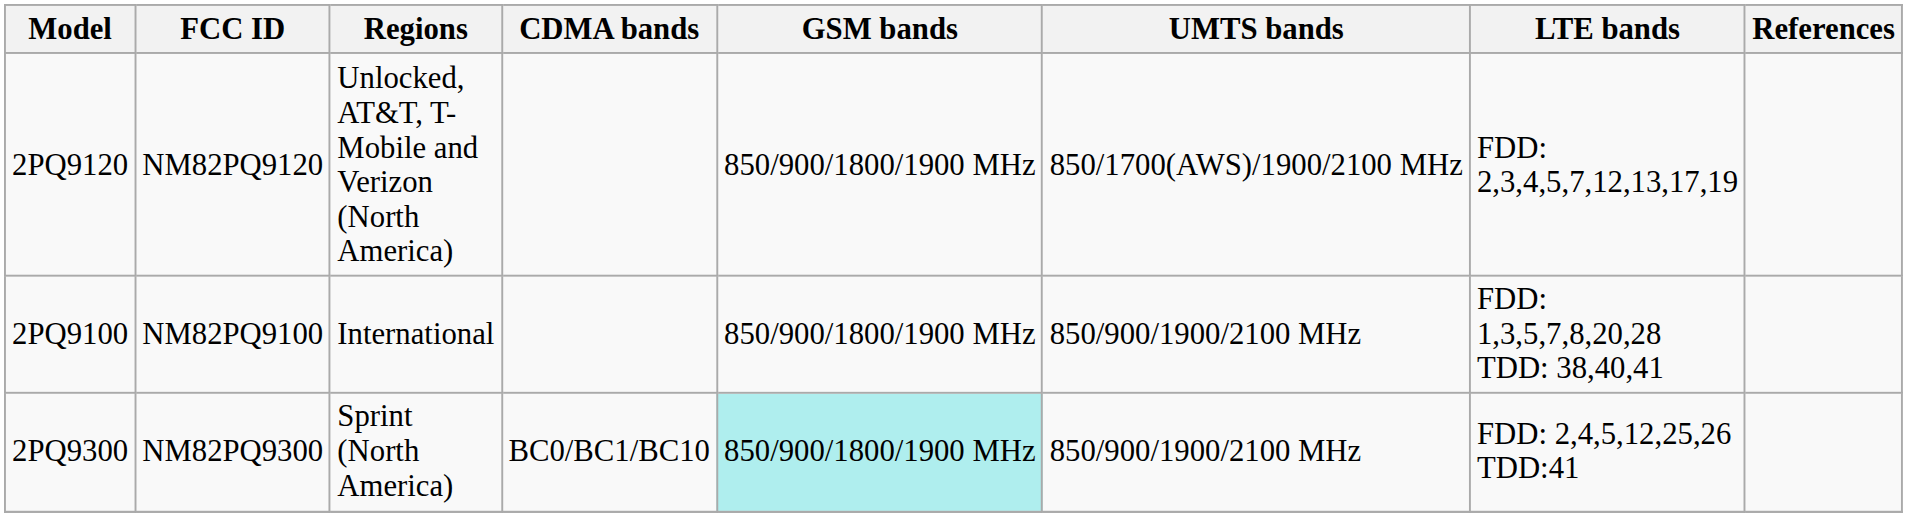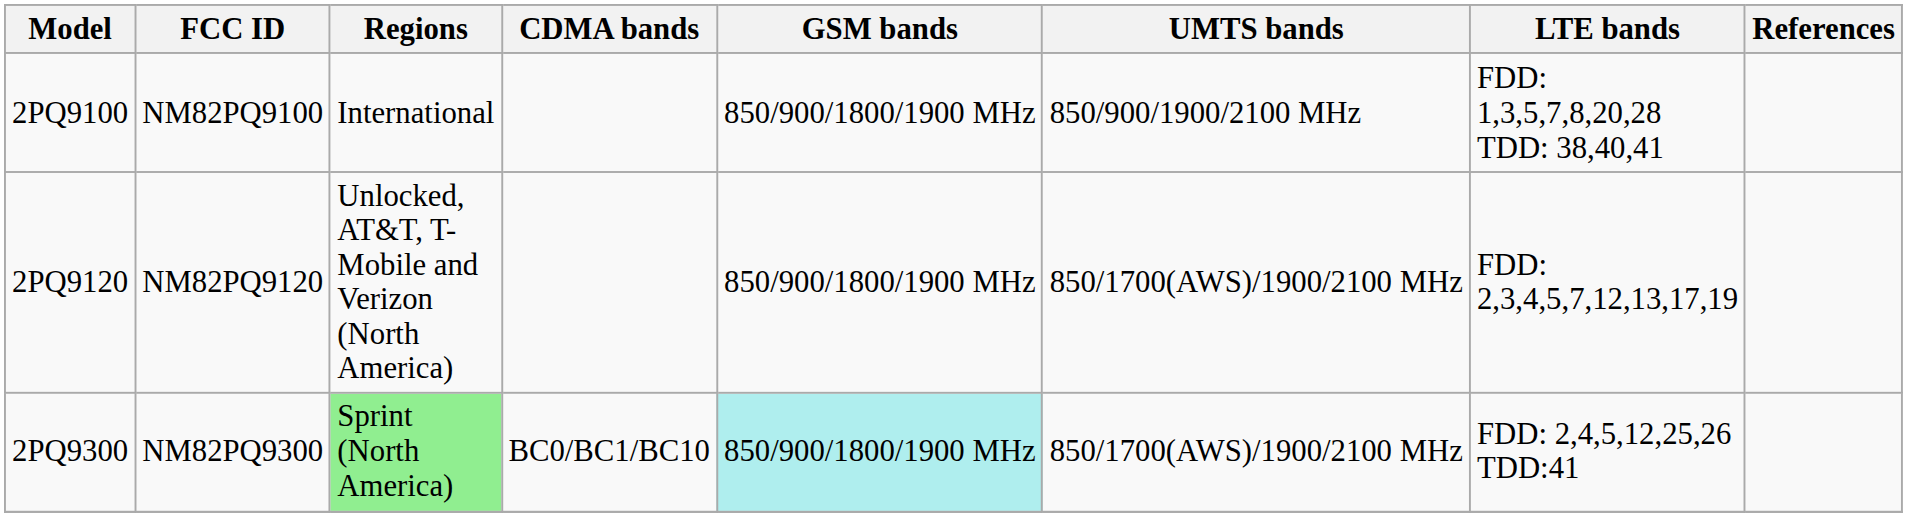rows swapped: (70, 333) <-> (70, 163)
(395, 451) no background -> (395, 451) lightgreen background
(1205, 451) 850/900/1900/2100 MHz -> (1256, 451) 850/1700(AWS)/1900/2100 MHz
